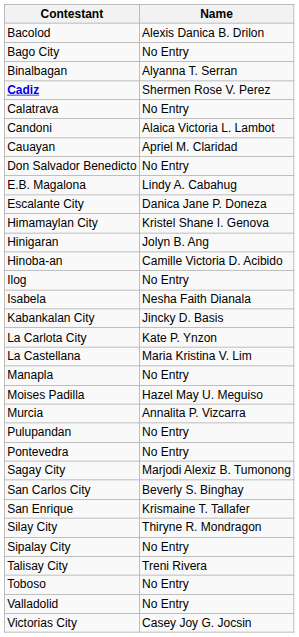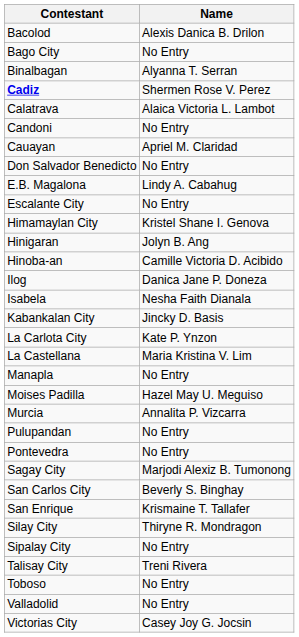(165, 109) No Entry -> (208, 109) Alaica Victoria L. Lambot
(208, 128) Alaica Victoria L. Lambot -> (165, 128) No Entry
(204, 204) Danica Jane P. Doneza -> (165, 204) No Entry
(165, 280) No Entry -> (204, 280) Danica Jane P. Doneza
